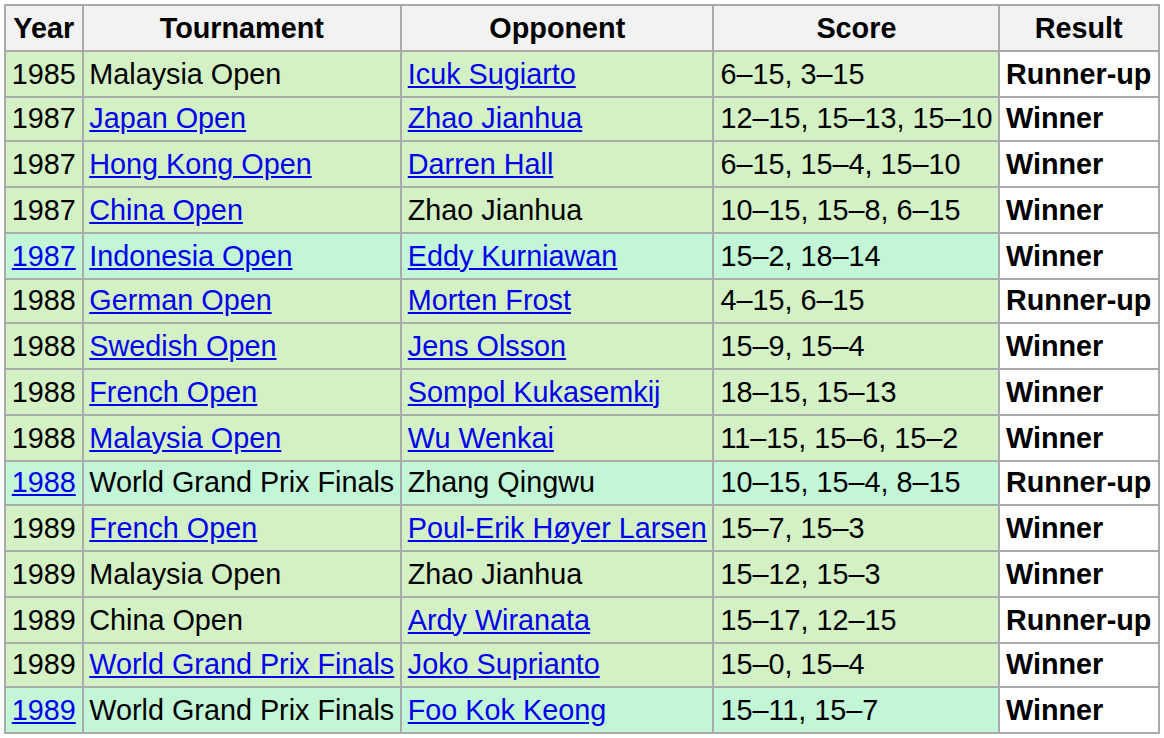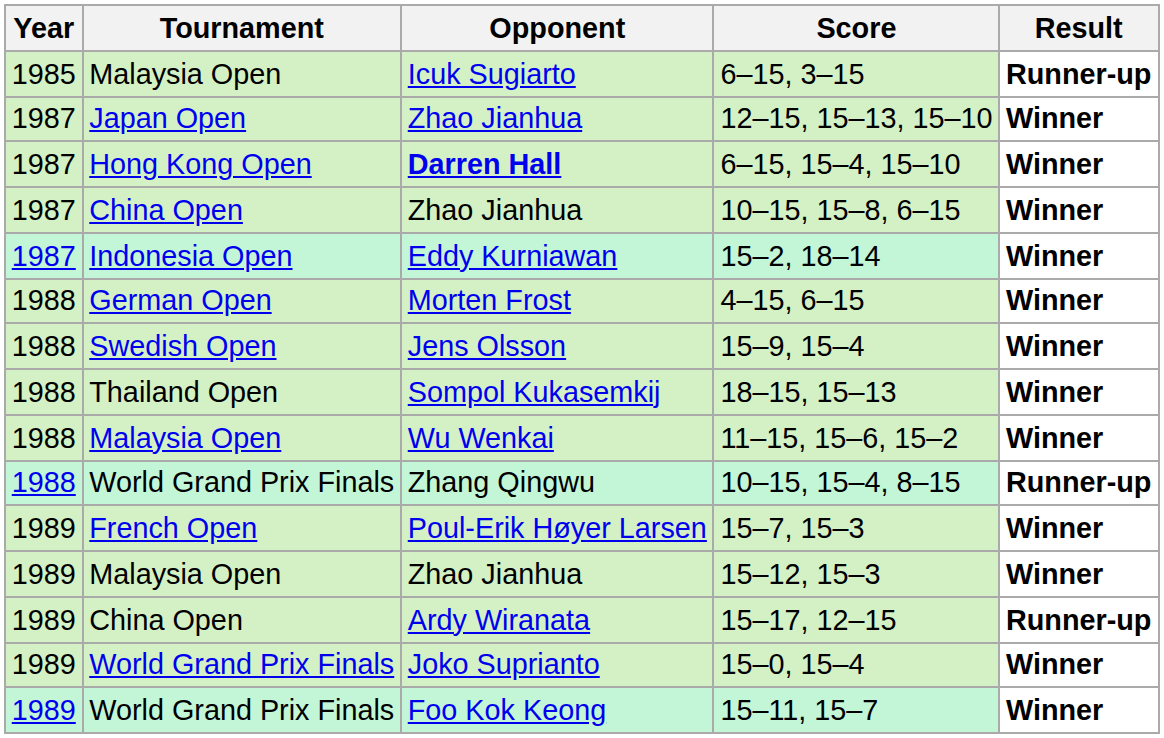(481, 165) normal -> (485, 165) bold
(1079, 301) Runner-up -> (1055, 301) Winner
(173, 392) French Open -> (184, 392) Thailand Open
